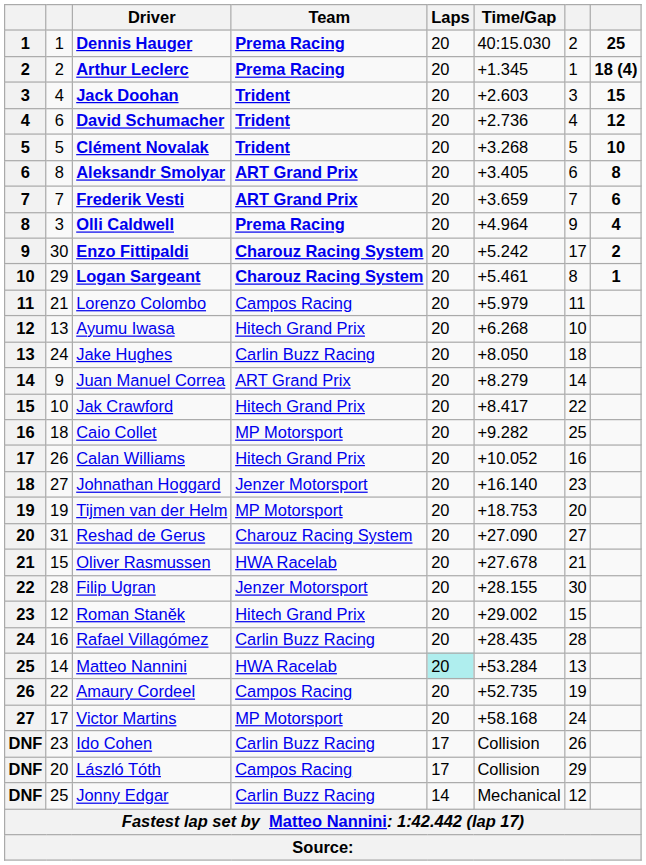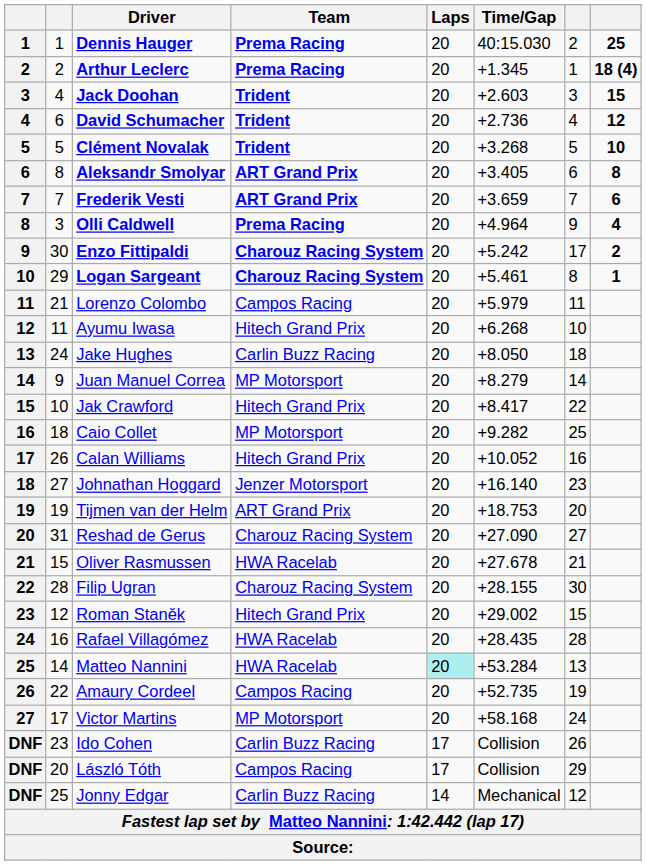(59, 328) 13 -> (59, 328) 11
(293, 380) ART Grand Prix -> (289, 380) MP Motorsport
(289, 510) MP Motorsport -> (293, 510) ART Grand Prix
(301, 588) Jenzer Motorsport -> (324, 588) Charouz Racing System
(305, 640) Carlin Buzz Racing -> (286, 640) HWA Racelab
